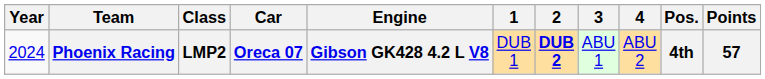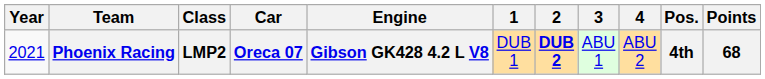(27, 52) 2024 -> (27, 52) 2021
(731, 52) 57 -> (731, 52) 68
